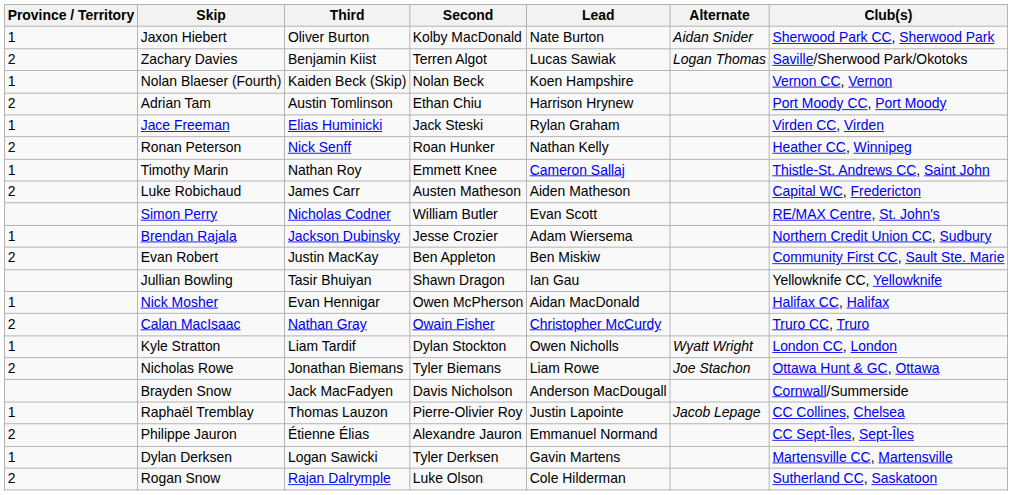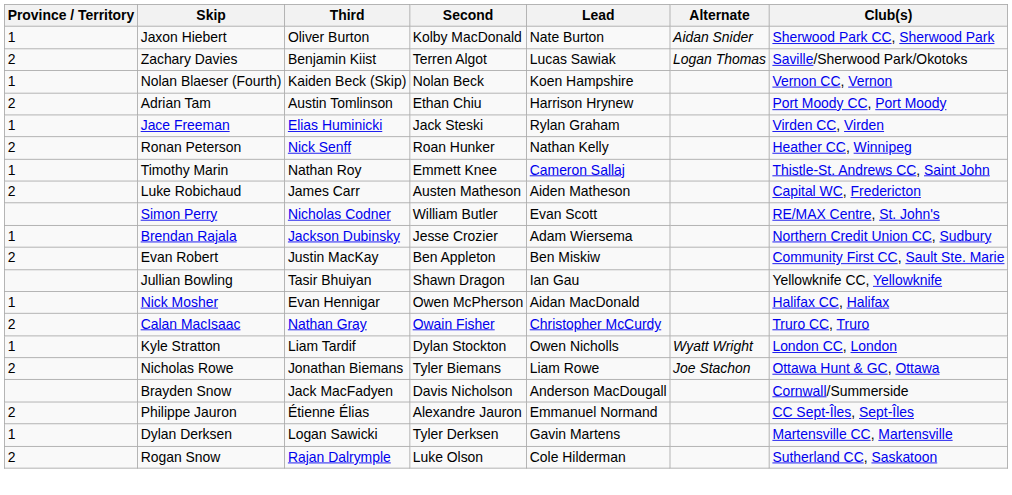- row: (197, 412)
